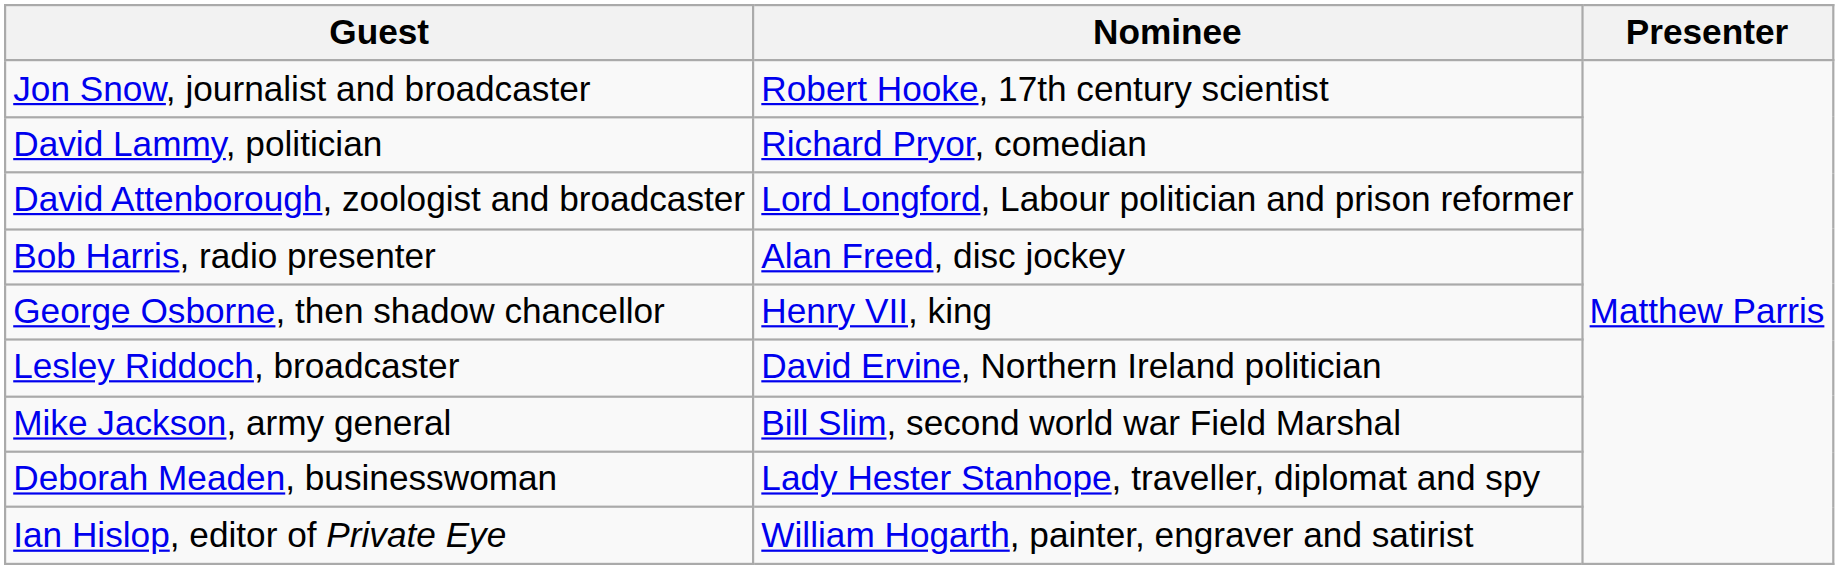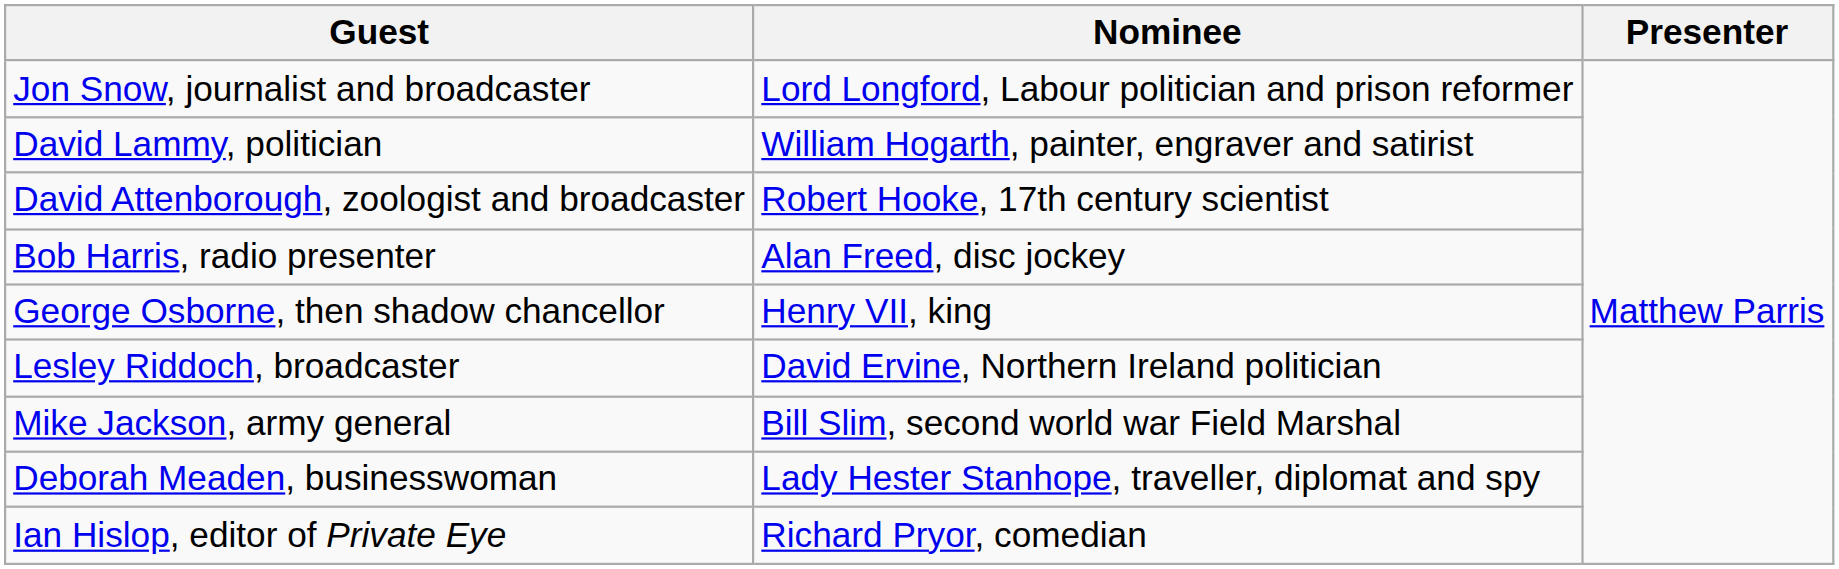(1045, 88) Robert Hooke, 17th century scientist -> (1167, 88) Lord Longford, Labour politician and prison reformer
(954, 144) Richard Pryor, comedian -> (1117, 144) William Hogarth, painter, engraver and satirist
(1167, 199) Lord Longford, Labour politician and prison reformer -> (1045, 199) Robert Hooke, 17th century scientist
(1117, 534) William Hogarth, painter, engraver and satirist -> (954, 534) Richard Pryor, comedian
